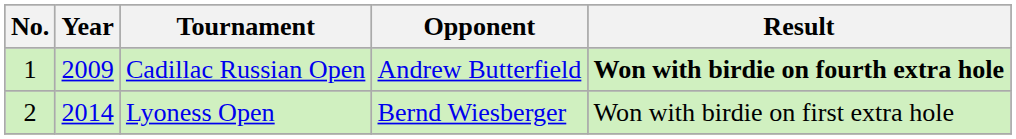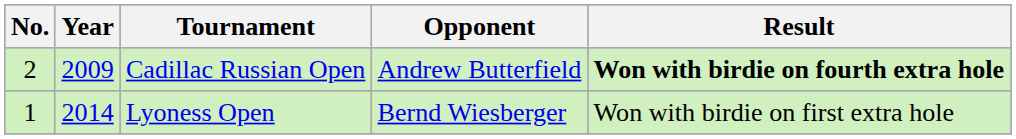(30, 69) 1 -> (30, 69) 2
(30, 112) 2 -> (30, 112) 1
